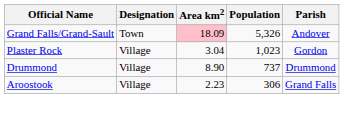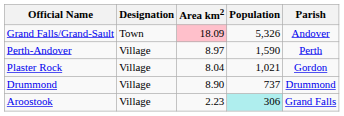+ row: (39, 50)
(215, 50) 3.04 -> (215, 67) 8.04
(268, 50) 1,023 -> (268, 67) 1,021
(272, 85) no background -> (272, 102) paleturquoise background
